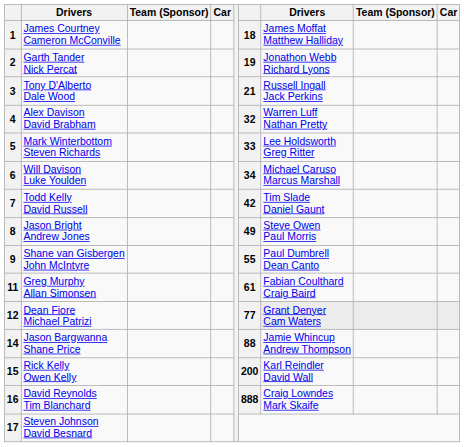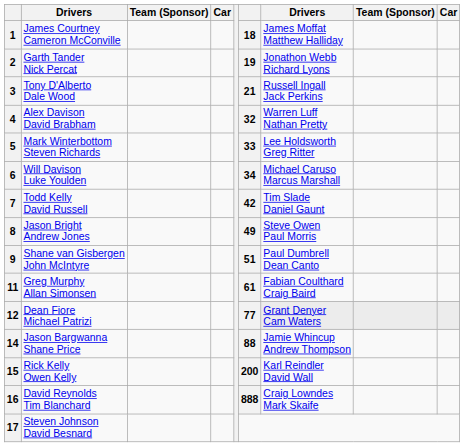(250, 259) 55 -> (250, 259) 51
